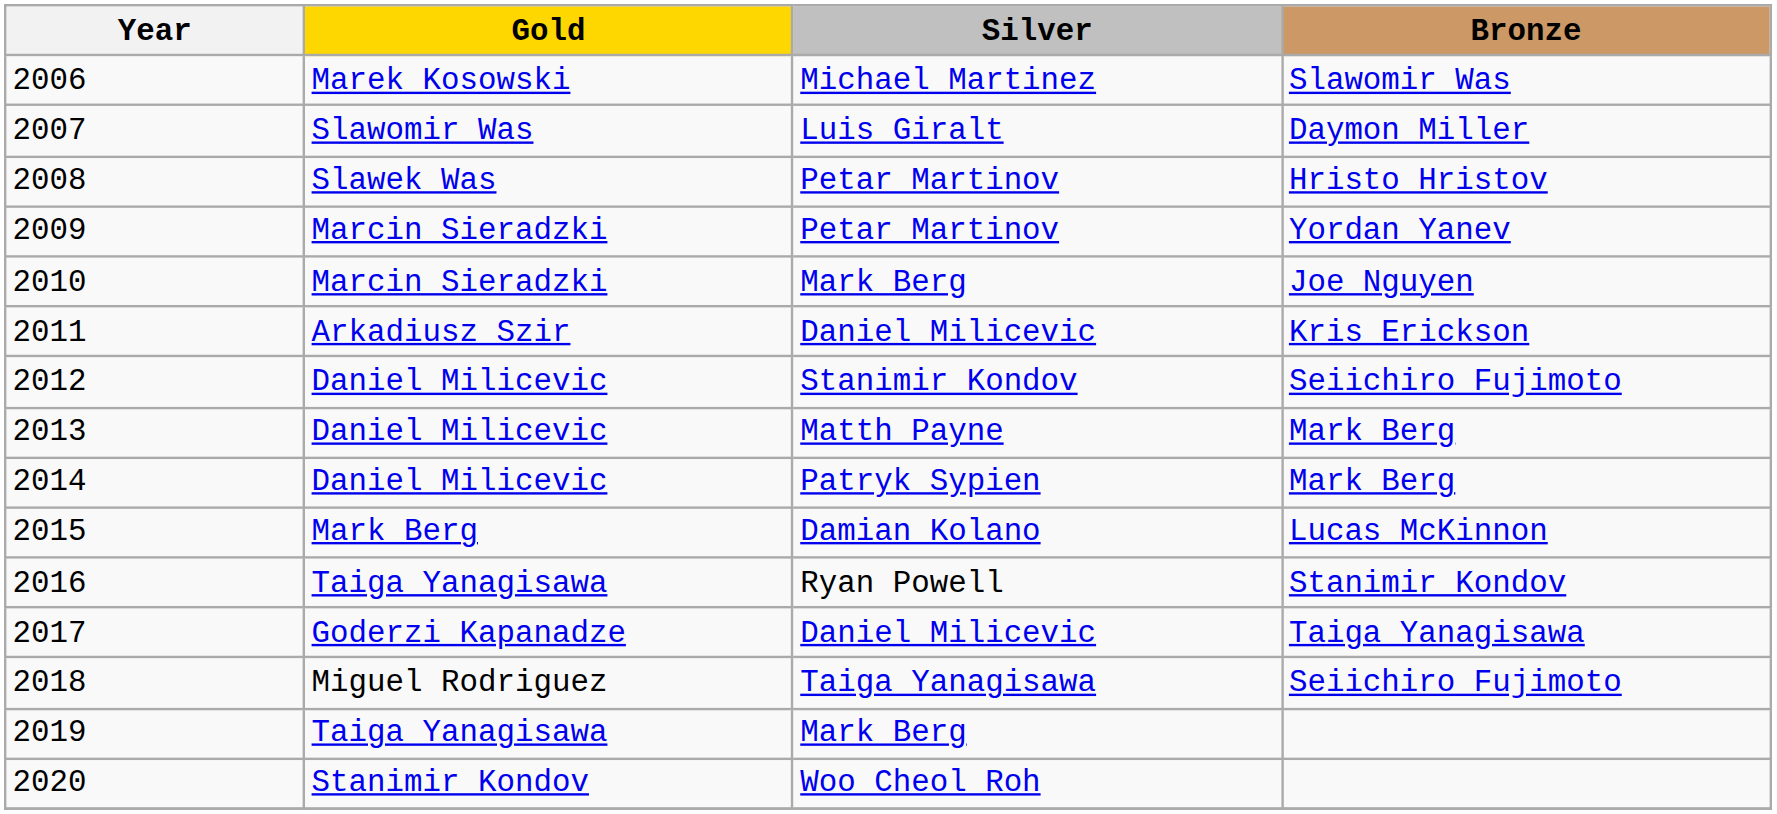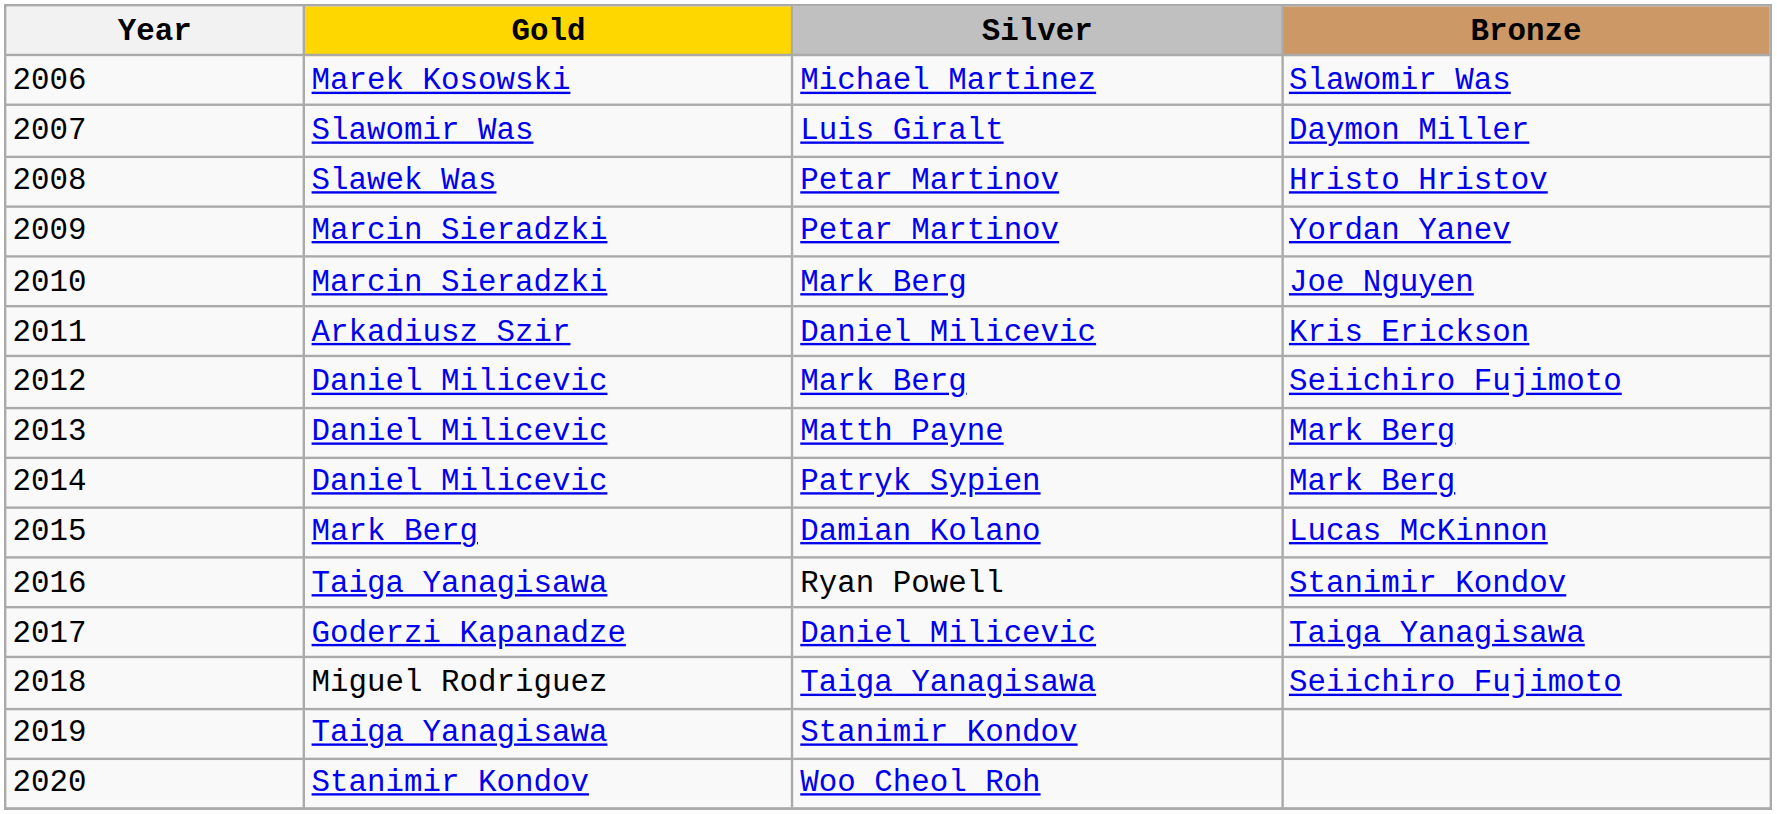(939, 382) Stanimir Kondov -> (883, 382) Mark Berg
(883, 733) Mark Berg -> (939, 733) Stanimir Kondov
